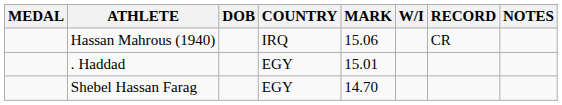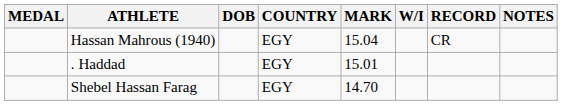(275, 40) IRQ -> (277, 40) EGY
(361, 40) 15.06 -> (361, 40) 15.04
